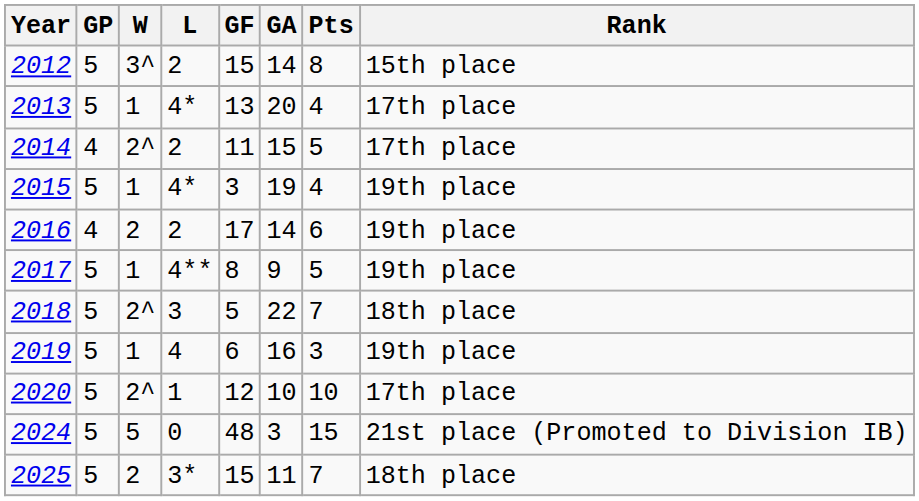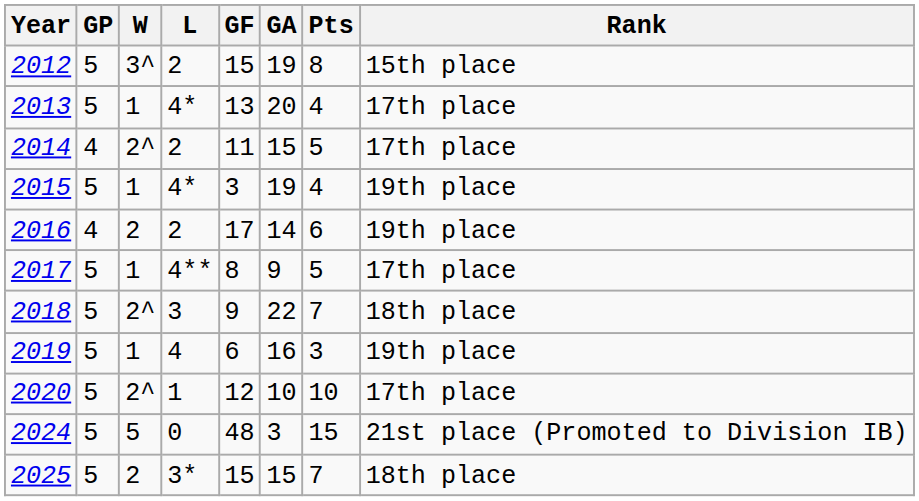(282, 66) 14 -> (282, 66) 19
(441, 271) 19th place -> (441, 271) 17th place
(232, 312) 5 -> (232, 312) 9
(282, 475) 11 -> (282, 475) 15
